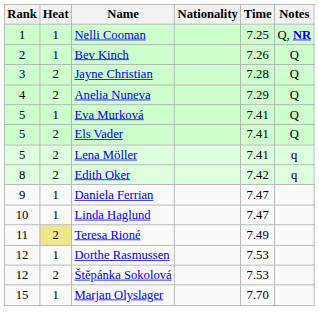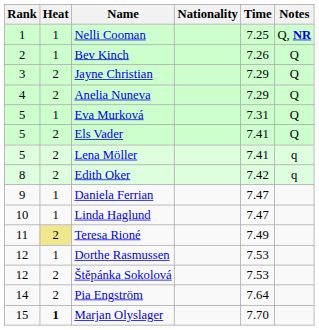(258, 74) 7.28 -> (258, 74) 7.29
(258, 114) 7.41 -> (258, 114) 7.31
+ row: (109, 295)
(56, 295) normal -> (56, 315) bold
